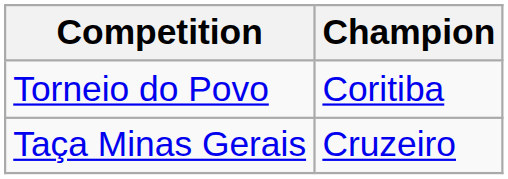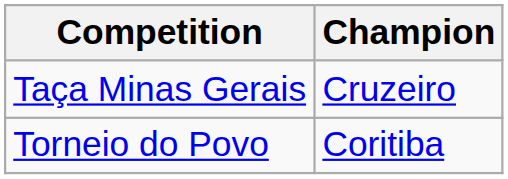rows swapped: (160, 144) <-> (141, 88)
